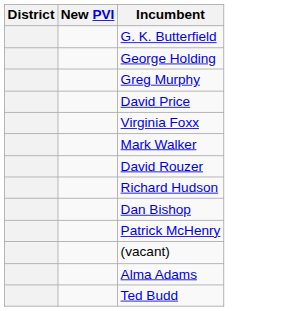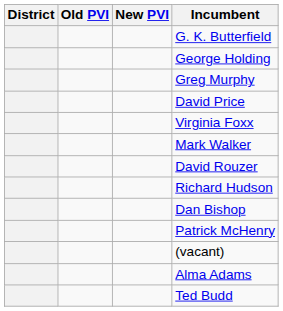+ column: (85, 15)
